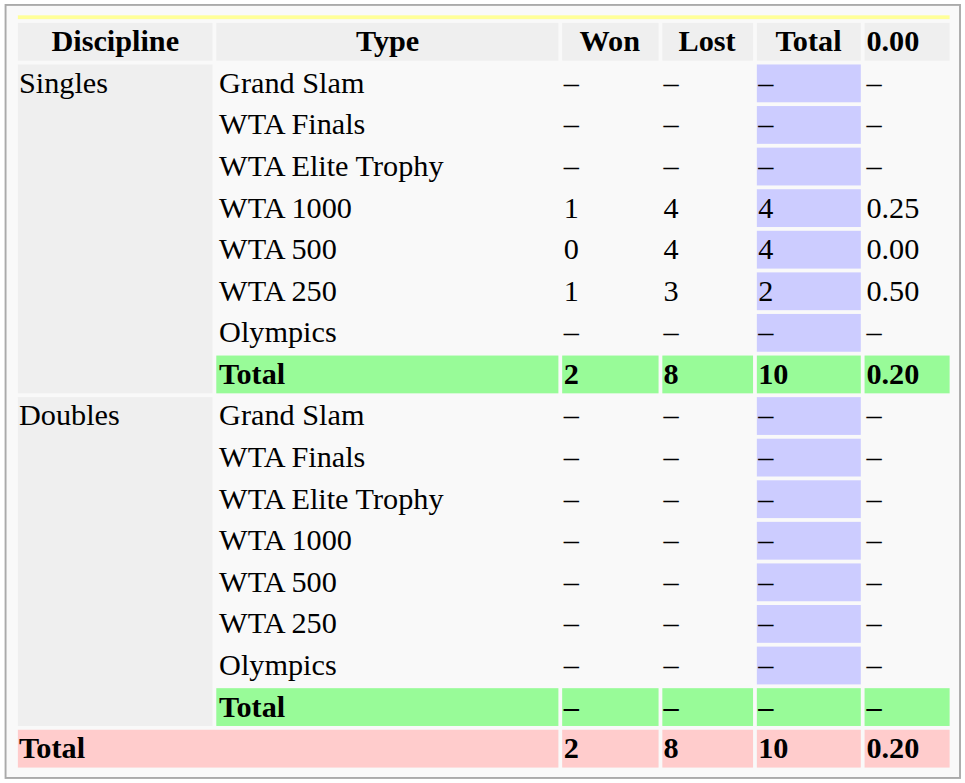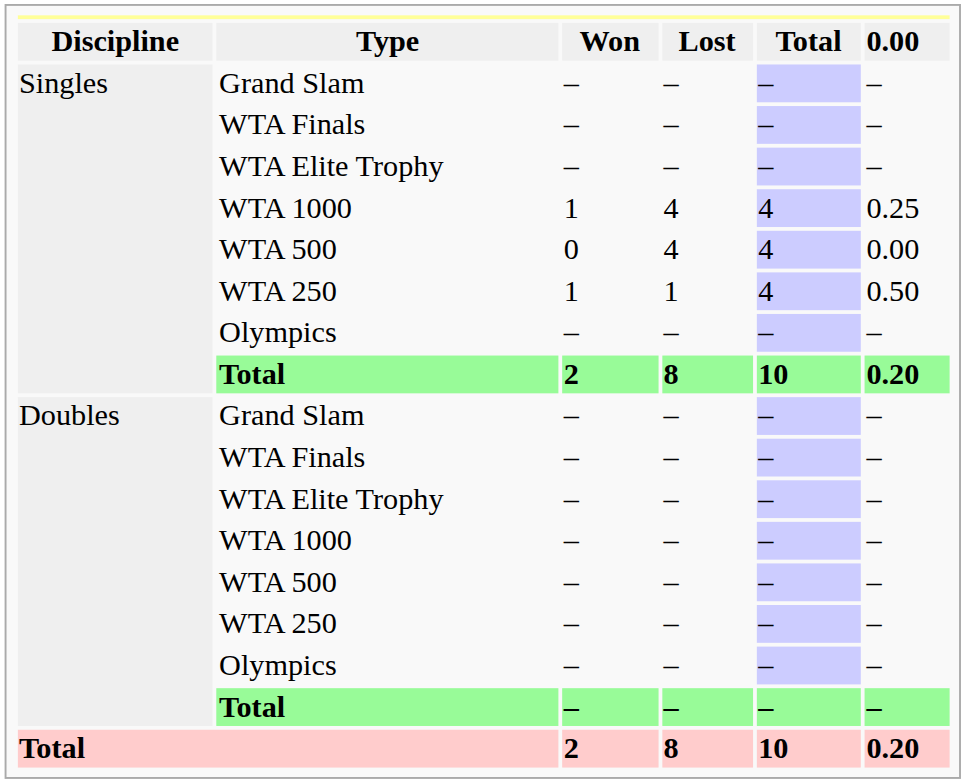(671, 291) 3 -> (671, 291) 1
(766, 291) 2 -> (766, 291) 4
